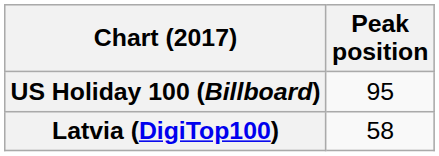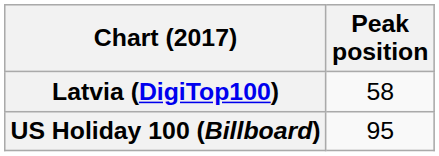rows swapped: (166, 130) <-> (166, 91)
